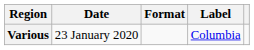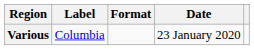columns swapped: (97, 14) <-> (216, 14)
